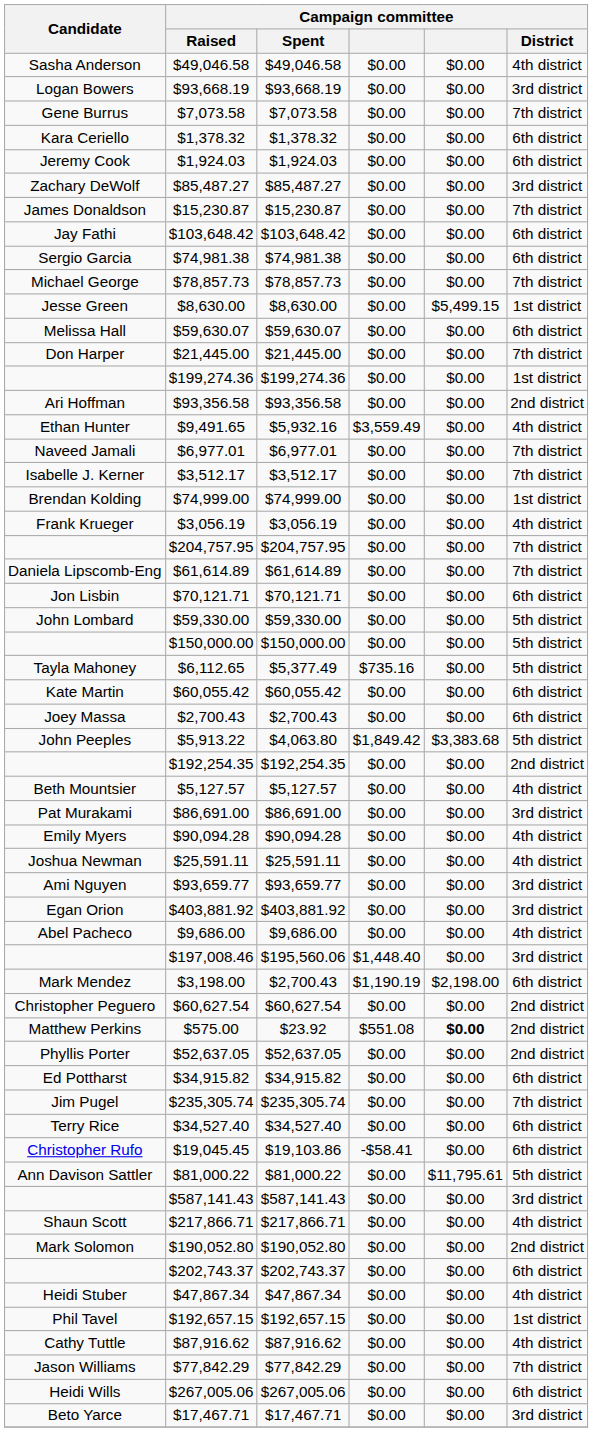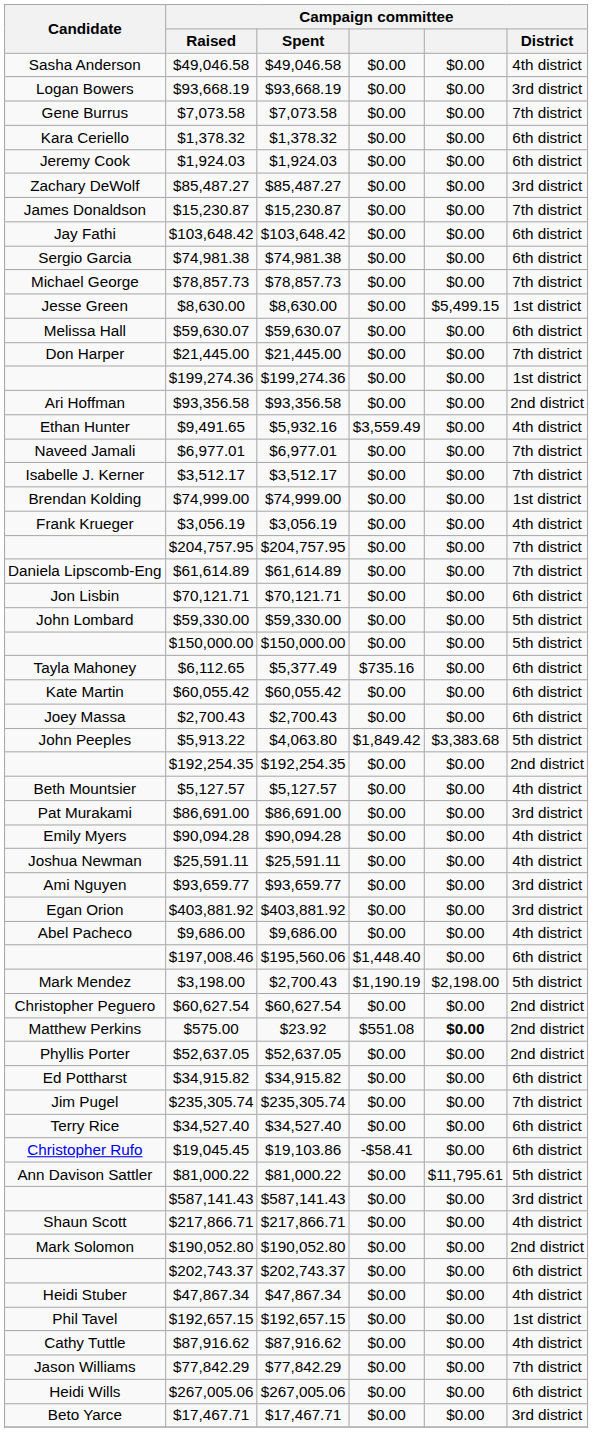(547, 668) 5th district -> (547, 668) 6th district
(547, 957) 3rd district -> (547, 957) 6th district
(547, 982) 6th district -> (547, 982) 5th district
